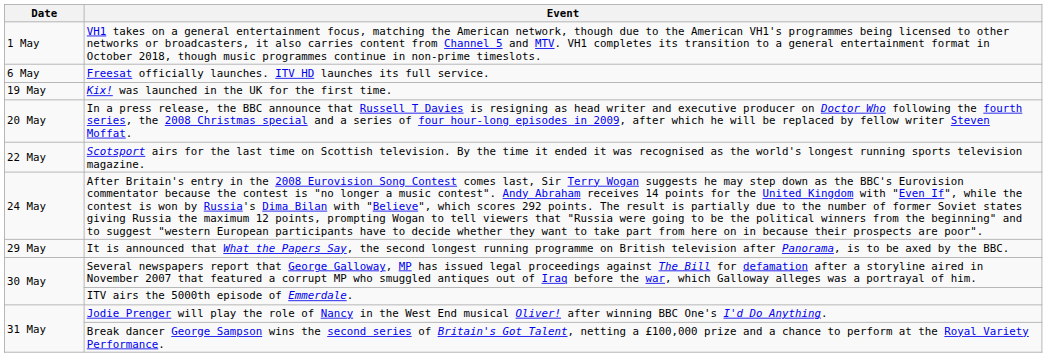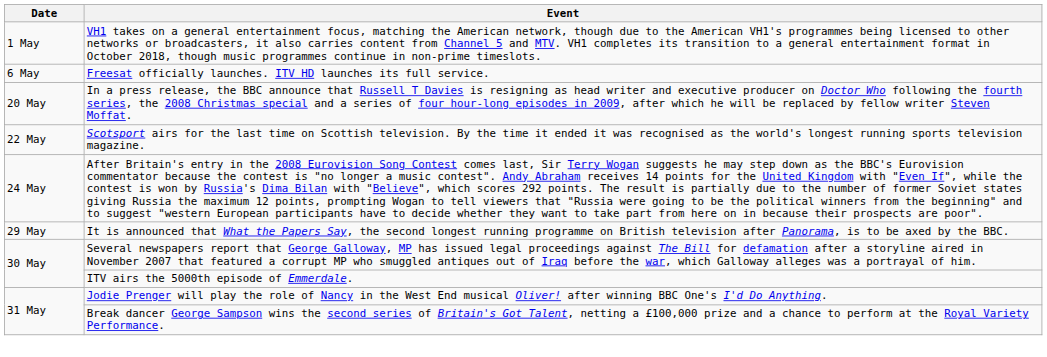- row: (239, 91)
